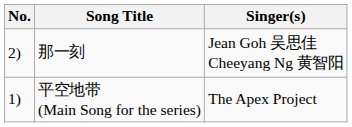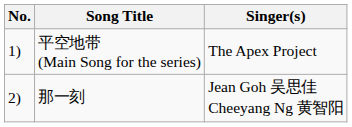rows swapped: (120, 99) <-> (61, 52)
